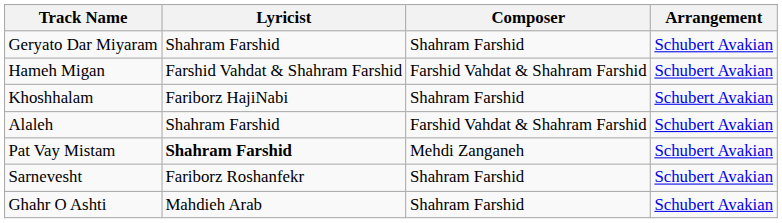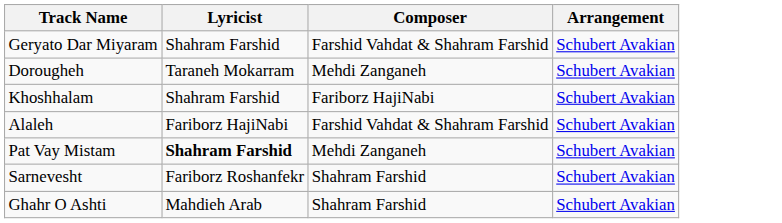(467, 44) Shahram Farshid -> (430, 44) Farshid Vahdat & Shahram Farshid
+ row: (46, 71)
- row: (57, 71)
(227, 97) Fariborz HajiNabi -> (223, 97) Shahram Farshid
(467, 97) Shahram Farshid -> (373, 97) Fariborz HajiNabi
(223, 124) Shahram Farshid -> (227, 124) Fariborz HajiNabi
